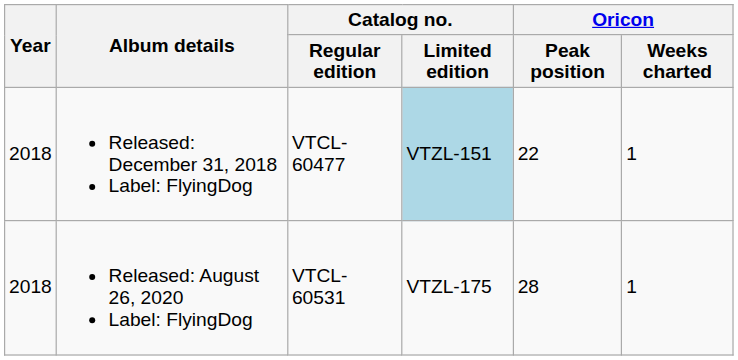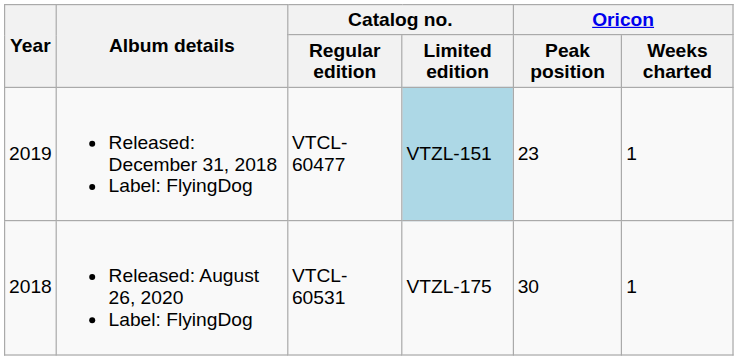(30, 153) 2018 -> (30, 153) 2019
(528, 153) 22 -> (528, 153) 23
(528, 287) 28 -> (528, 287) 30
